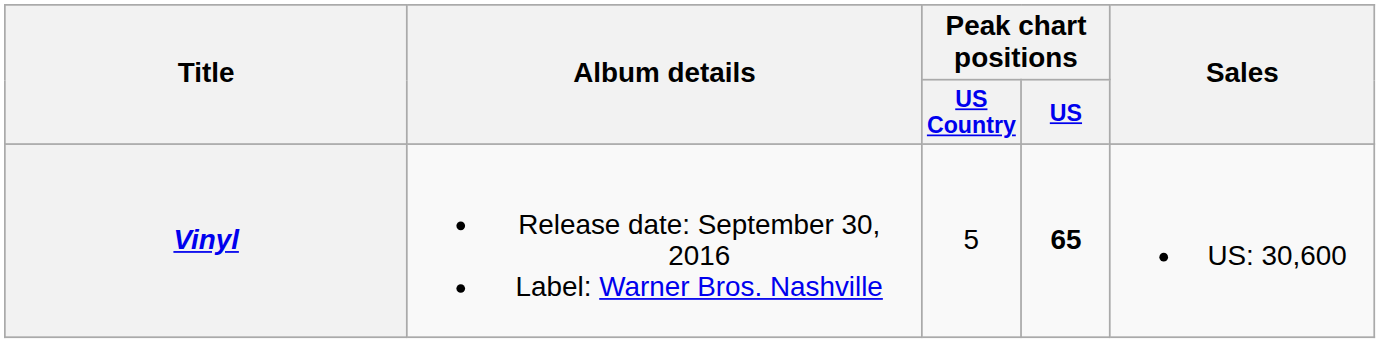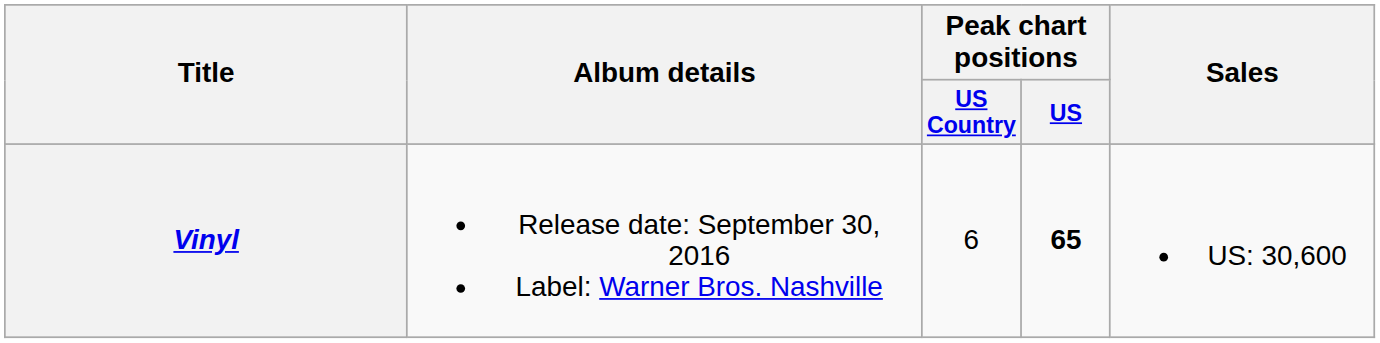(971, 240) 5 -> (971, 240) 6
